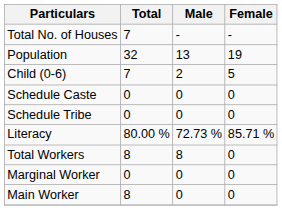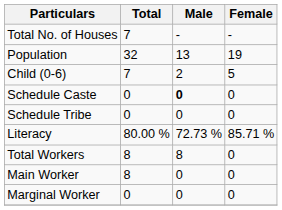(179, 94) normal -> (179, 94) bold
rows swapped: (43, 194) <-> (54, 174)
